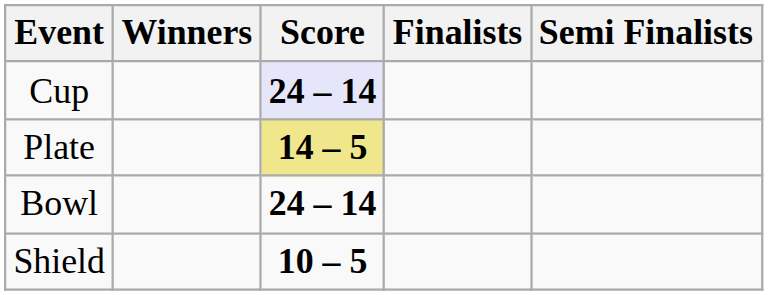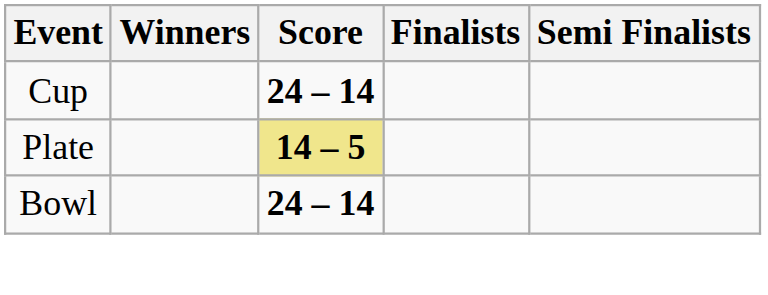(323, 89) lavender background -> (321, 89) no background
- row: (59, 260)
